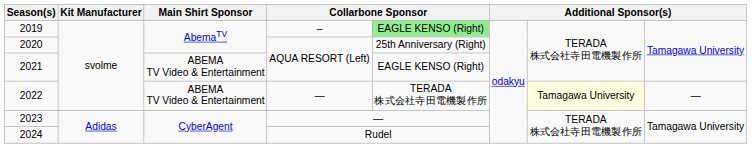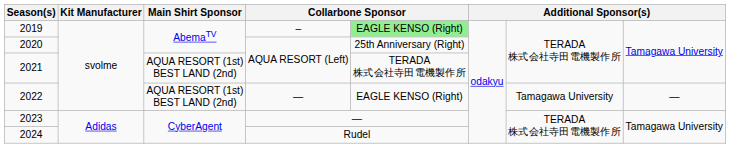(206, 67) ABEMA TV Video & Entertainment -> (195, 68) AQUA RESORT (1st) BEST LAND (2nd)
(431, 67) EAGLE KENSO (Right) -> (409, 67) TERADA 株式会社寺田電機製作所
(206, 95) ABEMA TV Video & Entertainment -> (195, 96) AQUA RESORT (1st) BEST LAND (2nd)
(431, 95) TERADA 株式会社寺田電機製作所 -> (409, 96) EAGLE KENSO (Right)
(586, 95) lightyellow background -> (565, 96) no background
